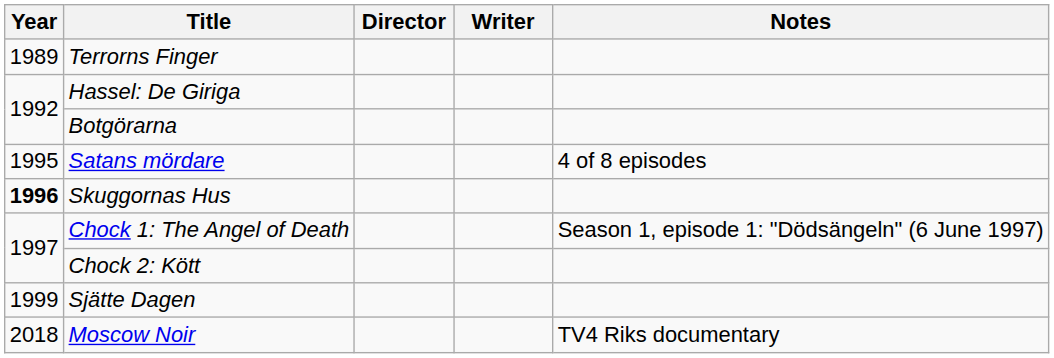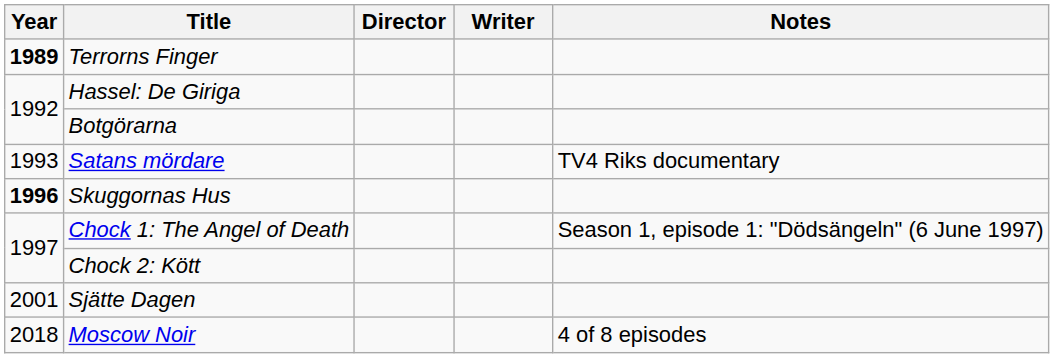(34, 56) normal -> (34, 56) bold
(34, 160) 1995 -> (34, 160) 1993
(632, 160) 4 of 8 episodes -> (669, 160) TV4 Riks documentary
(34, 299) 1999 -> (34, 299) 2001
(669, 334) TV4 Riks documentary -> (632, 334) 4 of 8 episodes
